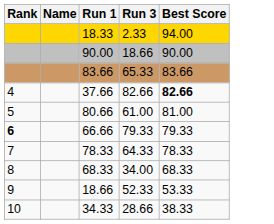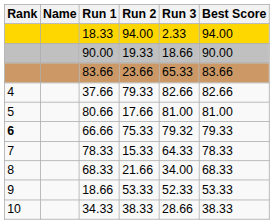+ column: (139, 14)
(177, 92) bold -> (217, 92) normal
(138, 111) 61.00 -> (177, 111) 81.00
(138, 131) 79.33 -> (177, 131) 79.32
